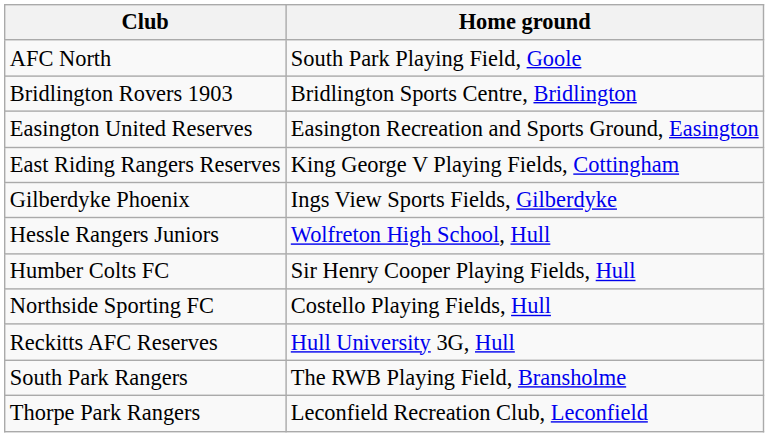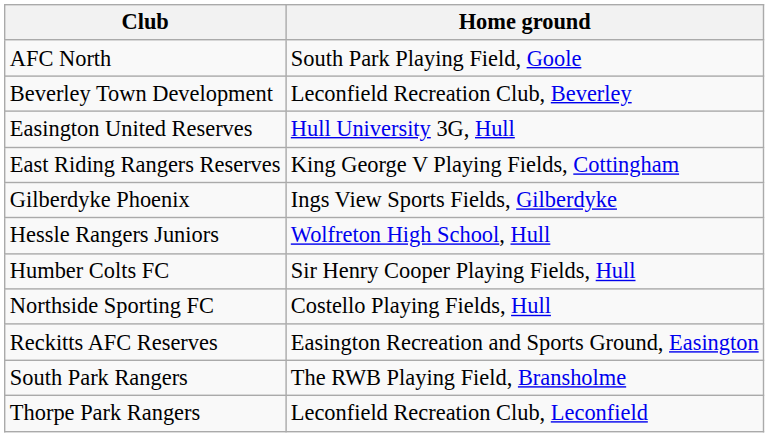+ row: (141, 93)
- row: (121, 93)
(525, 128) Easington Recreation and Sports Ground, Easington -> (403, 128) Hull University 3G, Hull
(403, 341) Hull University 3G, Hull -> (525, 341) Easington Recreation and Sports Ground, Easington
